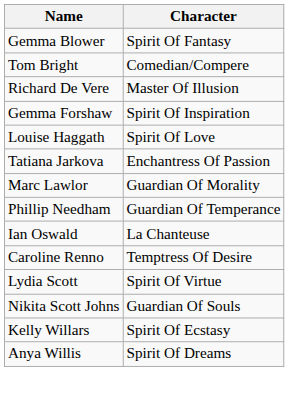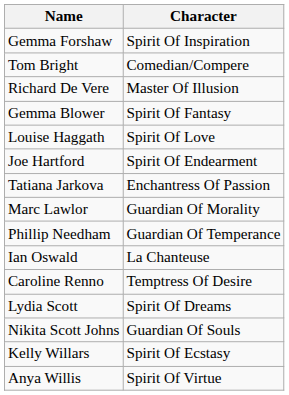rows swapped: (56, 40) <-> (60, 112)
+ row: (46, 161)
(174, 281) Spirit Of Virtue -> (179, 305) Spirit Of Dreams
(179, 354) Spirit Of Dreams -> (174, 378) Spirit Of Virtue
